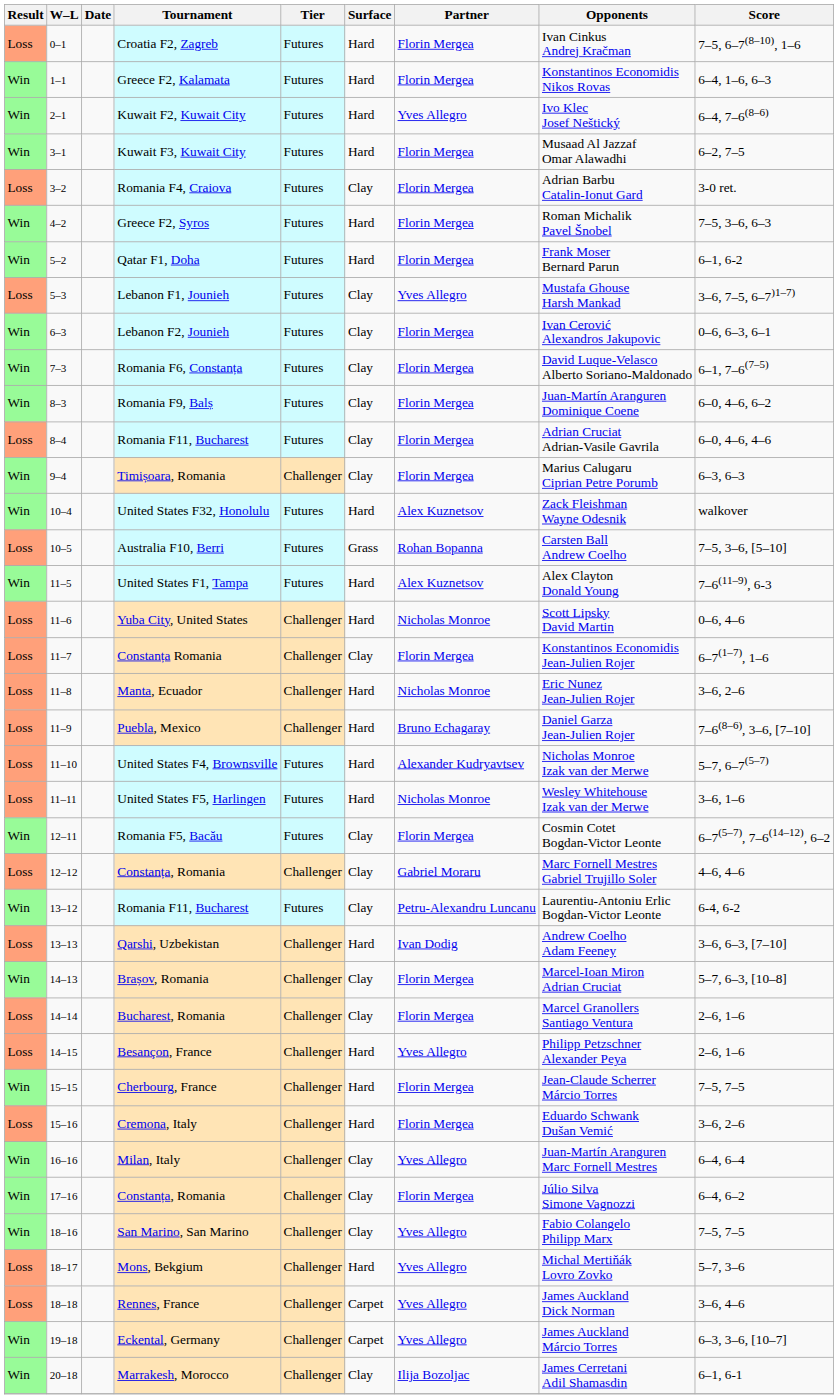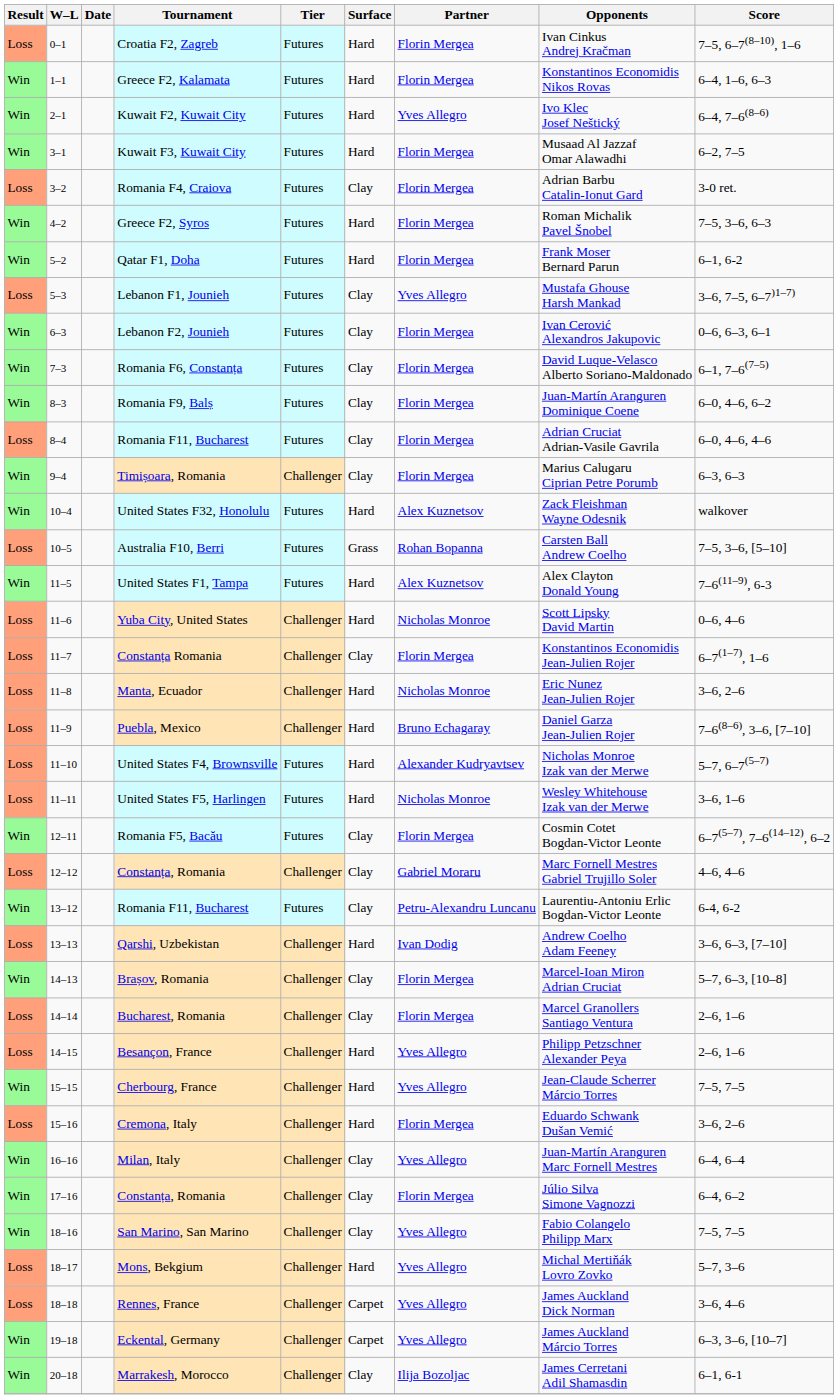(436, 1087) Florin Mergea -> (432, 1087) Yves Allegro
